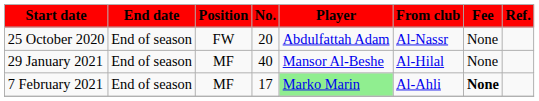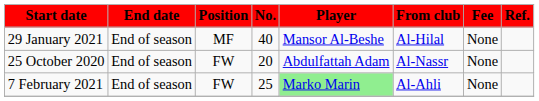rows swapped: (56, 38) <-> (55, 61)
(223, 84) MF -> (223, 84) FW
(265, 84) 17 -> (265, 84) 25
(483, 84) bold -> (482, 84) normal
